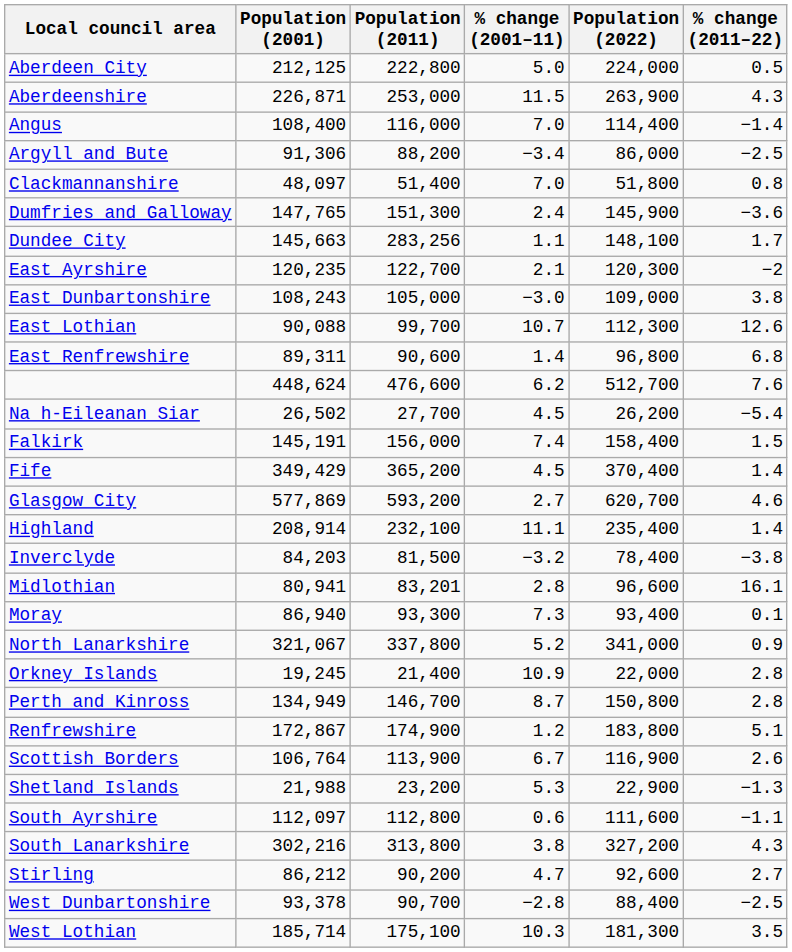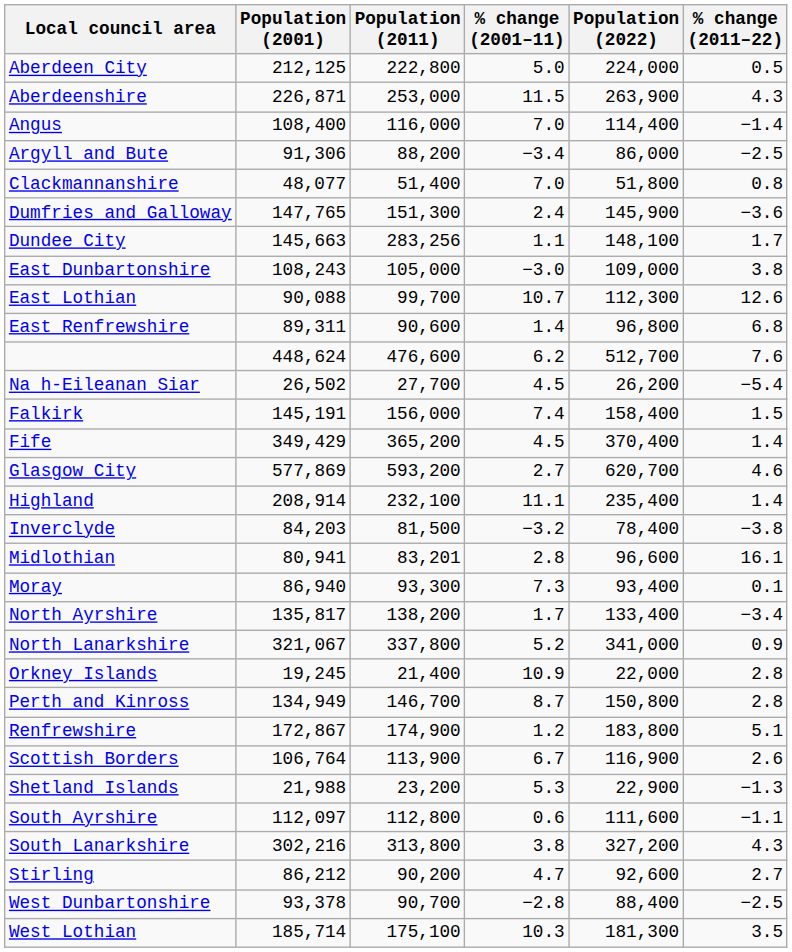(314, 184) 48,097 -> (314, 184) 48,077
- row: (78, 270)
+ row: (83, 616)
